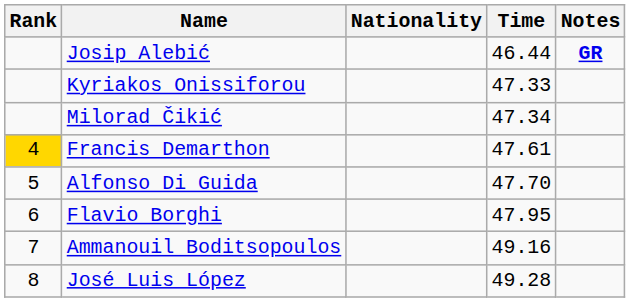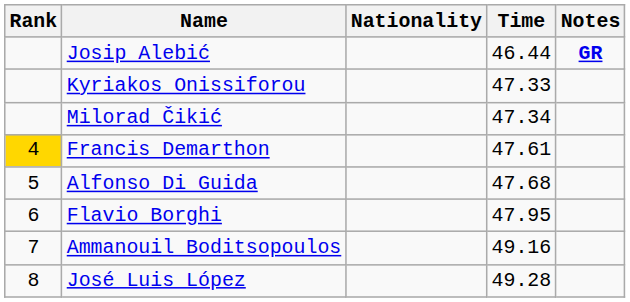(521, 183) 47.70 -> (521, 183) 47.68
